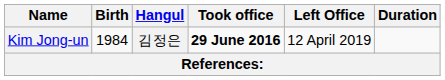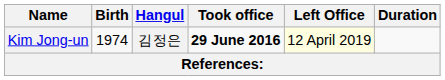(112, 40) 1984 -> (112, 40) 1974
(329, 40) no background -> (329, 40) lightyellow background
